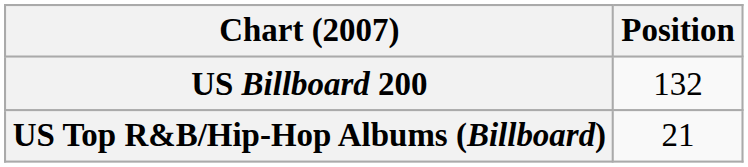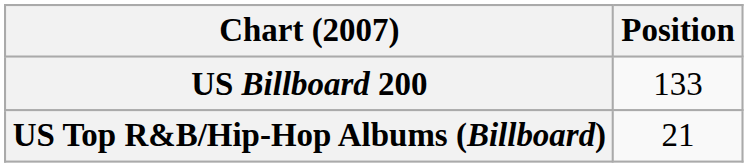(678, 82) 132 -> (678, 82) 133
